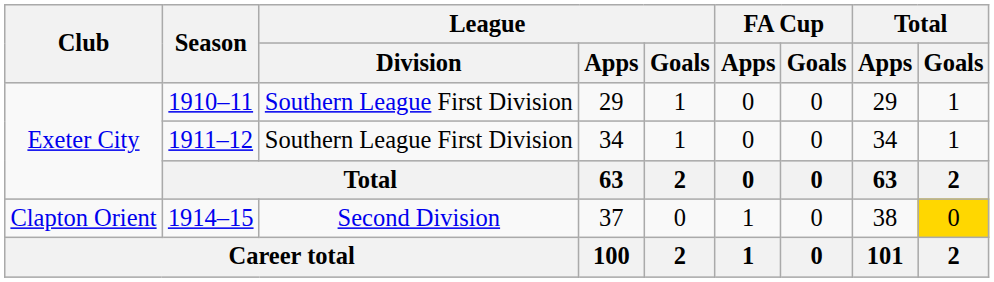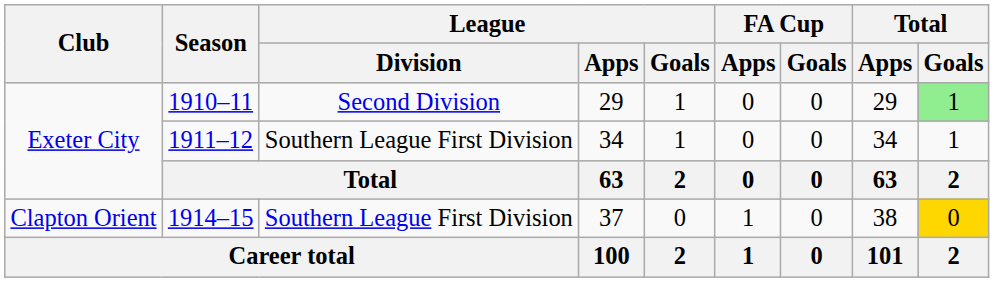(419, 101) Southern League First Division -> (419, 101) Second Division
(954, 101) no background -> (954, 101) lightgreen background
(419, 218) Second Division -> (419, 218) Southern League First Division
